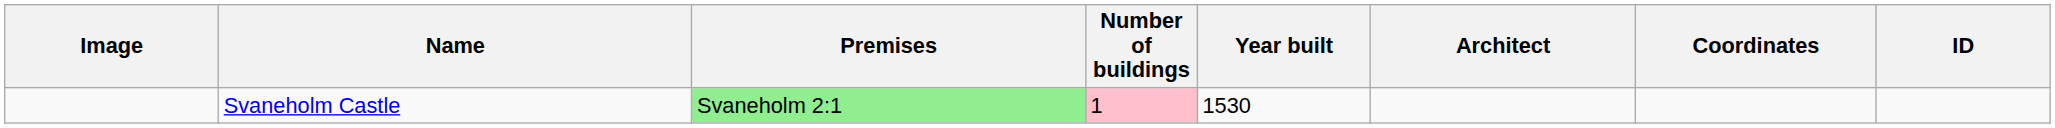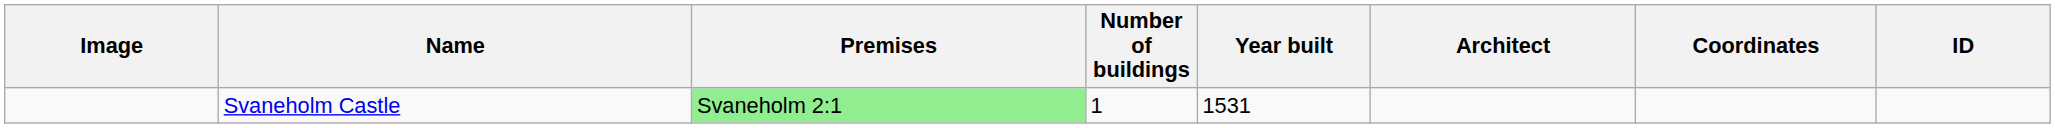(1097, 105) pink background -> (1097, 105) no background
(1227, 105) 1530 -> (1227, 105) 1531
